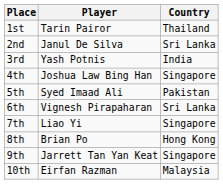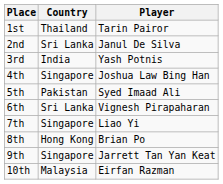columns swapped: (99, 12) <-> (189, 12)
